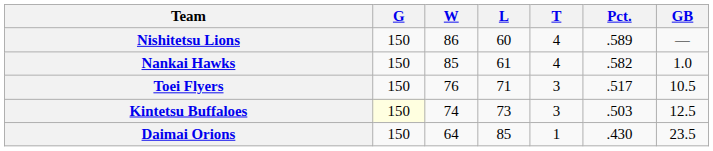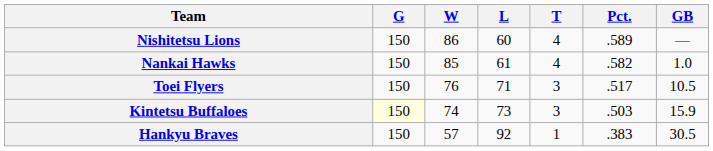(683, 110) 12.5 -> (683, 110) 15.9
- row: (188, 134)
+ row: (188, 134)
